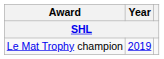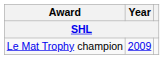(140, 46) 2019 -> (140, 46) 2009
